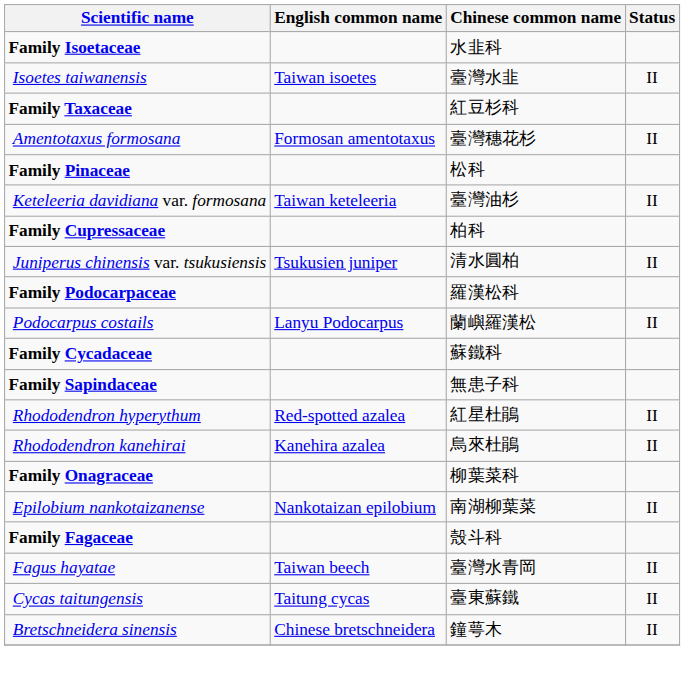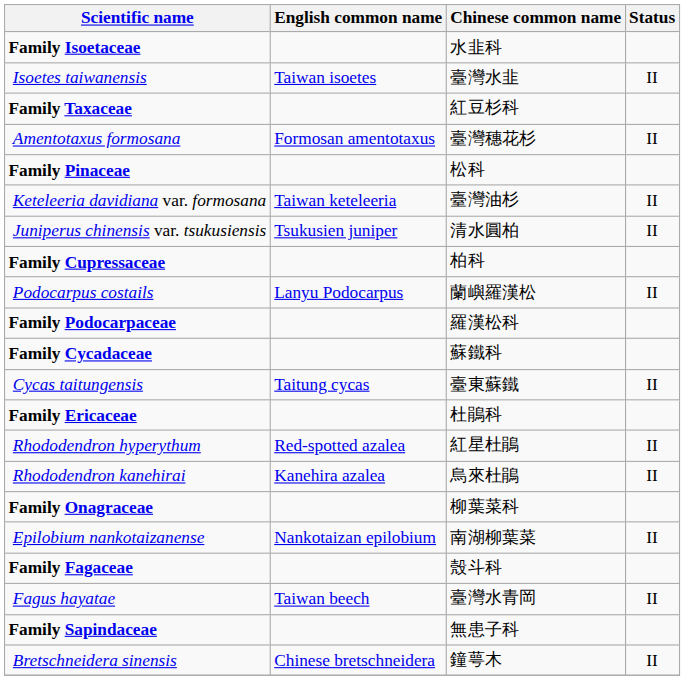rows swapped: (87, 231) <-> (137, 261)
rows swapped: (92, 292) <-> (81, 323)
rows swapped: (76, 598) <-> (83, 384)
+ row: (73, 414)
